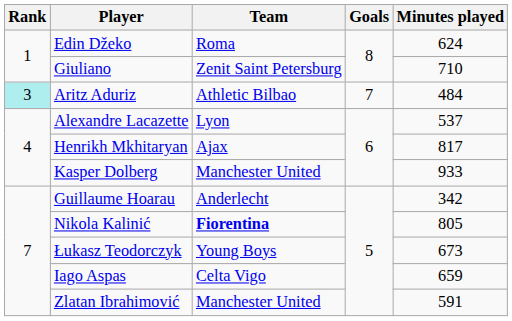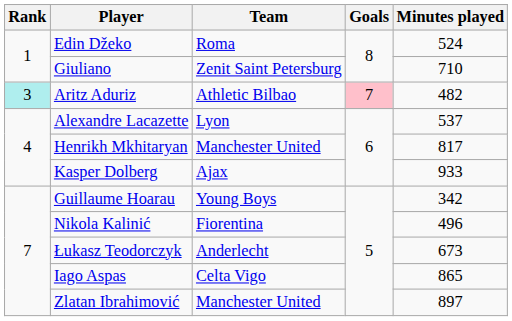(450, 43) 624 -> (450, 43) 524
(369, 95) no background -> (369, 95) pink background
(450, 95) 484 -> (450, 95) 482
(212, 146) Ajax -> (258, 146) Manchester United
(258, 172) Manchester United -> (212, 172) Ajax
(232, 198) Anderlecht -> (236, 198) Young Boys
(233, 224) bold -> (230, 224) normal
(450, 224) 805 -> (450, 224) 496
(236, 250) Young Boys -> (232, 250) Anderlecht
(450, 276) 659 -> (450, 276) 865
(450, 302) 591 -> (450, 302) 897
